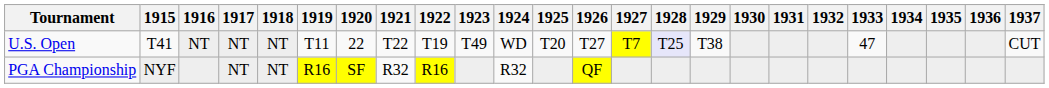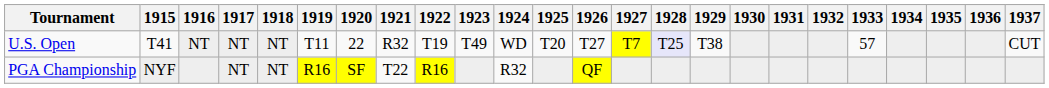(396, 44) T22 -> (395, 44) R32
(867, 44) 47 -> (867, 44) 57
(395, 70) R32 -> (396, 70) T22
